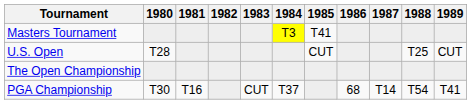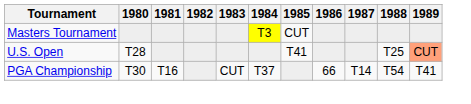(321, 33) T41 -> (297, 33) CUT
(321, 52) CUT -> (297, 52) T41
(450, 52) no background -> (426, 52) lightsalmon background
- row: (74, 71)
(353, 90) 68 -> (329, 71) 66
